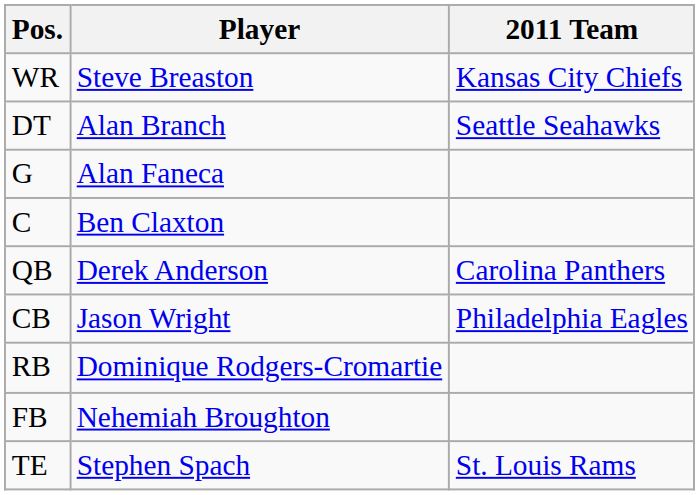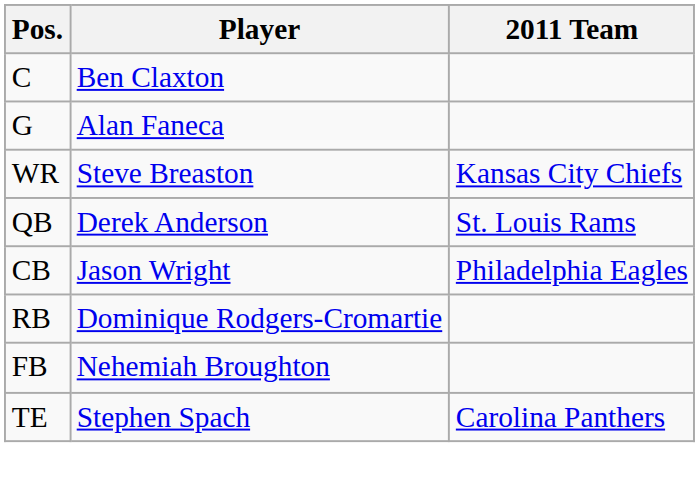rows swapped: (35, 77) <-> (22, 222)
- row: (31, 125)
(560, 270) Carolina Panthers -> (546, 222) St. Louis Rams
(546, 464) St. Louis Rams -> (560, 415) Carolina Panthers
